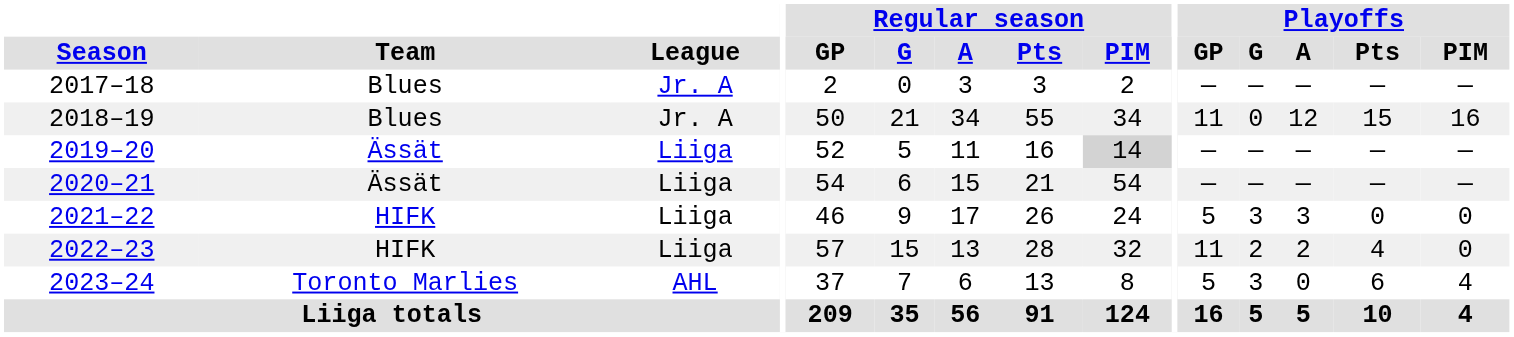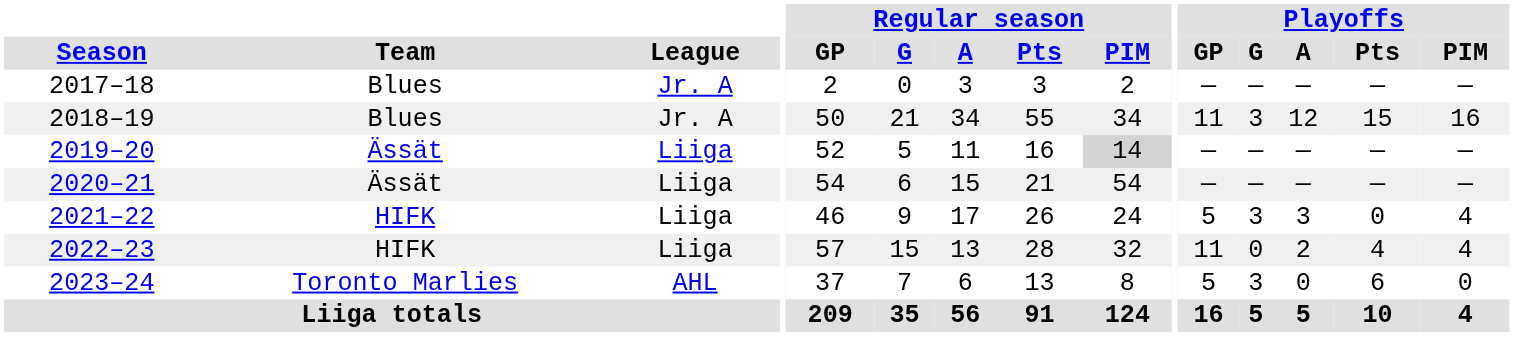(1256, 119) 0 -> (1256, 119) 3
(1465, 217) 0 -> (1465, 217) 4
(1256, 250) 2 -> (1256, 250) 0
(1465, 250) 0 -> (1465, 250) 4
(1465, 283) 4 -> (1465, 283) 0
